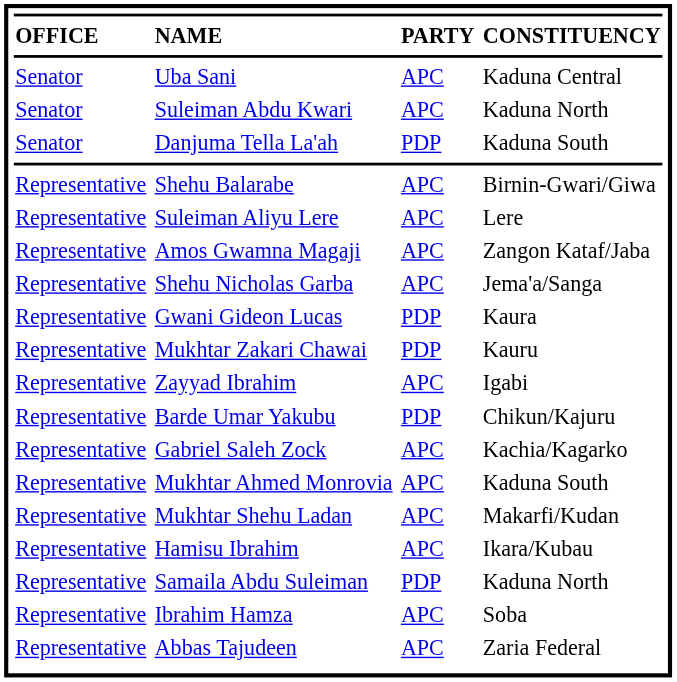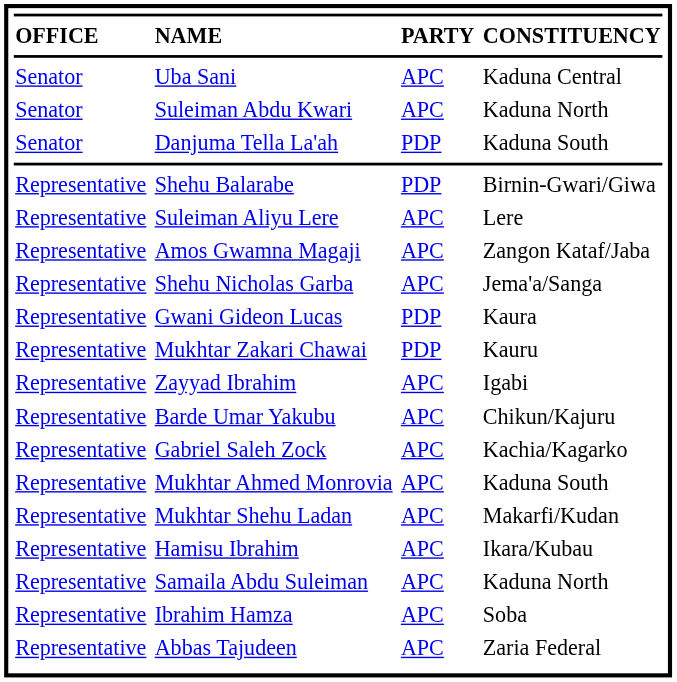(422, 184) APC -> (421, 184) PDP
(421, 416) PDP -> (422, 416) APC
(421, 582) PDP -> (422, 582) APC
